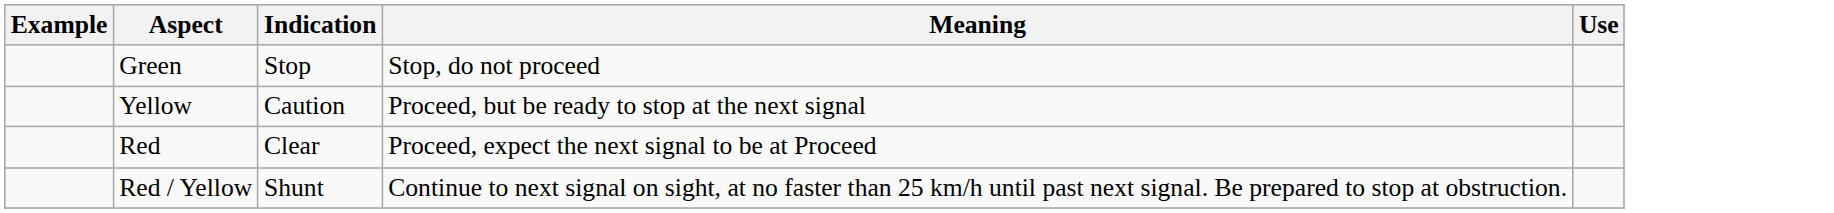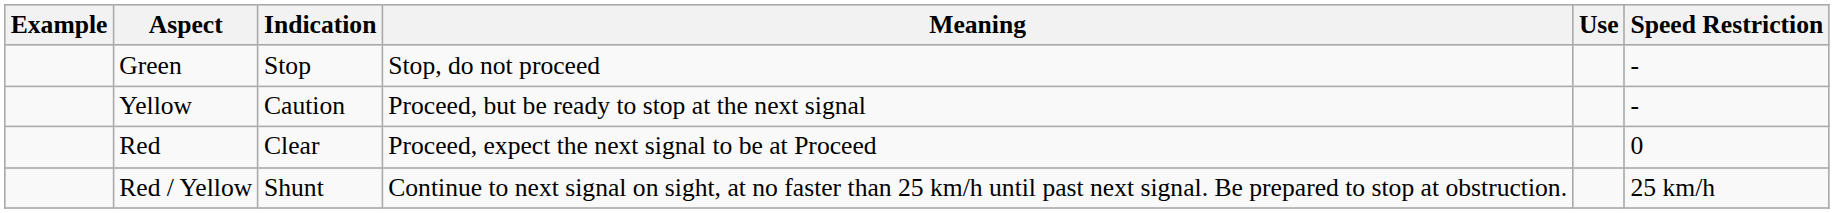+ column: (1727, 24)
